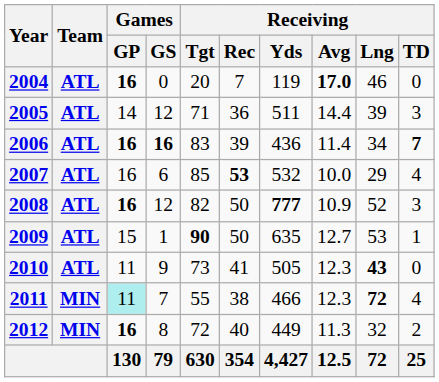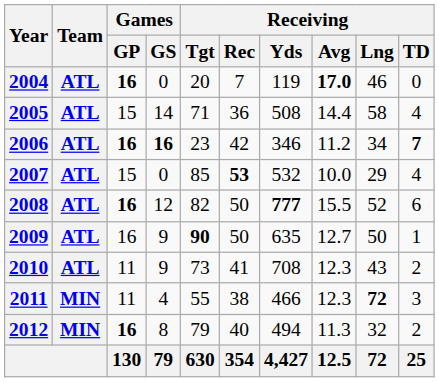(127, 112) 14 -> (127, 112) 15
(163, 112) 12 -> (163, 112) 14
(286, 112) 511 -> (286, 112) 508
(377, 112) 39 -> (377, 112) 58
(416, 112) 3 -> (416, 112) 4
(200, 143) 83 -> (200, 143) 23
(239, 143) 39 -> (239, 143) 42
(286, 143) 436 -> (286, 143) 346
(334, 143) 11.4 -> (334, 143) 11.2
(127, 174) 16 -> (127, 174) 15
(163, 174) 6 -> (163, 174) 0
(334, 205) 10.9 -> (334, 205) 15.5
(416, 205) 3 -> (416, 205) 6
(127, 236) 15 -> (127, 236) 16
(163, 236) 1 -> (163, 236) 9
(377, 236) 53 -> (377, 236) 50
(286, 267) 505 -> (286, 267) 708
(377, 267) bold -> (377, 267) normal
(416, 267) 0 -> (416, 267) 2
(127, 298) paleturquoise background -> (127, 298) no background
(163, 298) 7 -> (163, 298) 4
(416, 298) 4 -> (416, 298) 3
(200, 329) 72 -> (200, 329) 79
(286, 329) 449 -> (286, 329) 494
